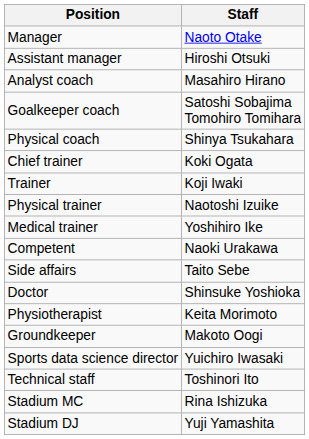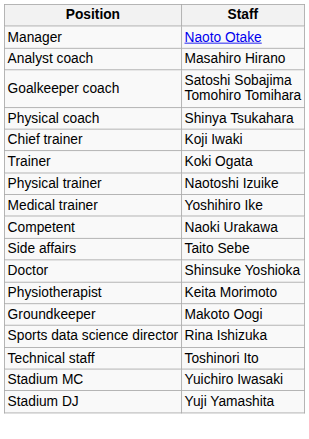- row: (65, 59)
(219, 161) Koki Ogata -> (214, 140) Koji Iwaki
(214, 183) Koji Iwaki -> (219, 161) Koki Ogata
(234, 358) Yuichiro Iwasaki -> (226, 336) Rina Ishizuka
(226, 401) Rina Ishizuka -> (234, 380) Yuichiro Iwasaki
